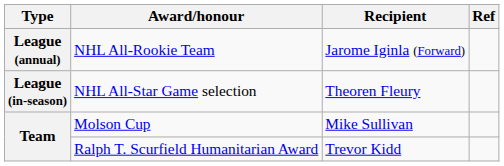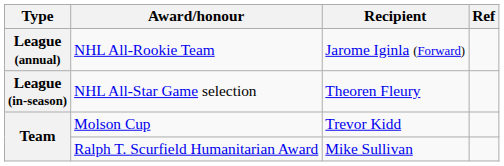(369, 124) Mike Sullivan -> (363, 124) Trevor Kidd
(363, 148) Trevor Kidd -> (369, 148) Mike Sullivan
